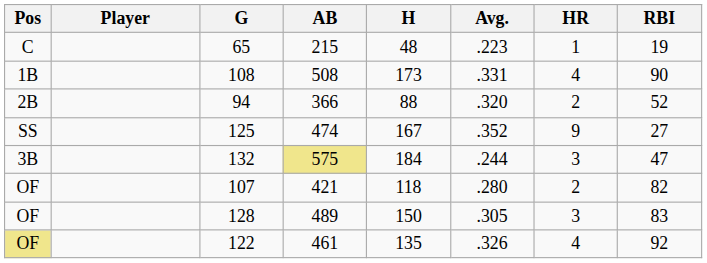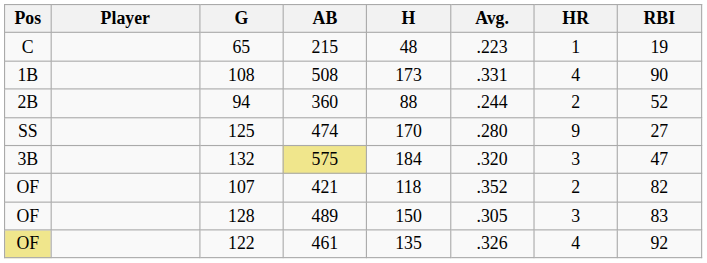(325, 103) 366 -> (325, 103) 360
(492, 103) .320 -> (492, 103) .244
(409, 131) 167 -> (409, 131) 170
(492, 131) .352 -> (492, 131) .280
(492, 159) .244 -> (492, 159) .320
(492, 187) .280 -> (492, 187) .352
